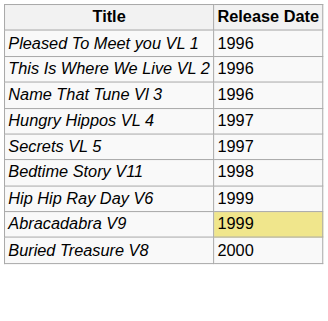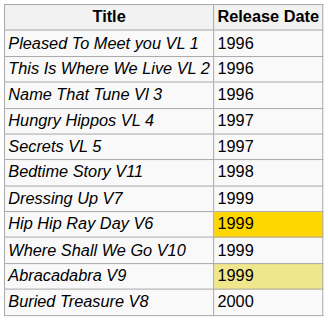+ row: (65, 198)
(236, 198) no background -> (236, 224) gold background
+ row: (97, 250)
